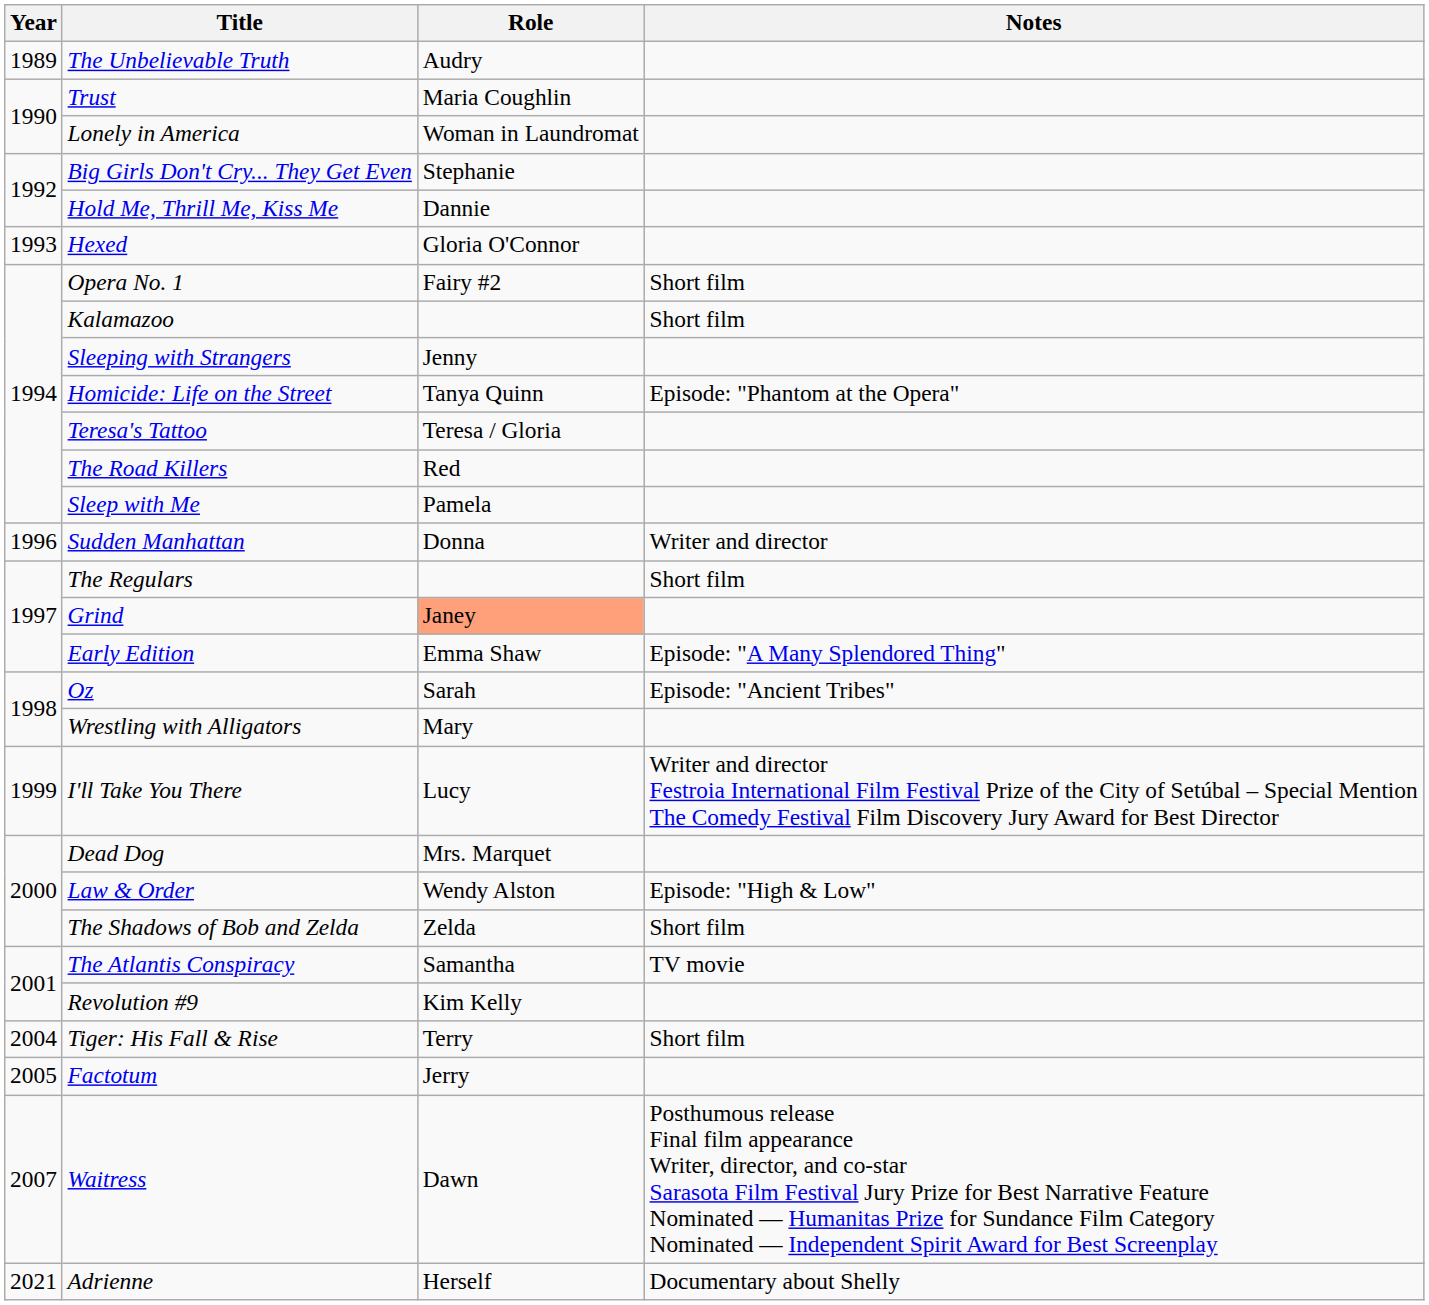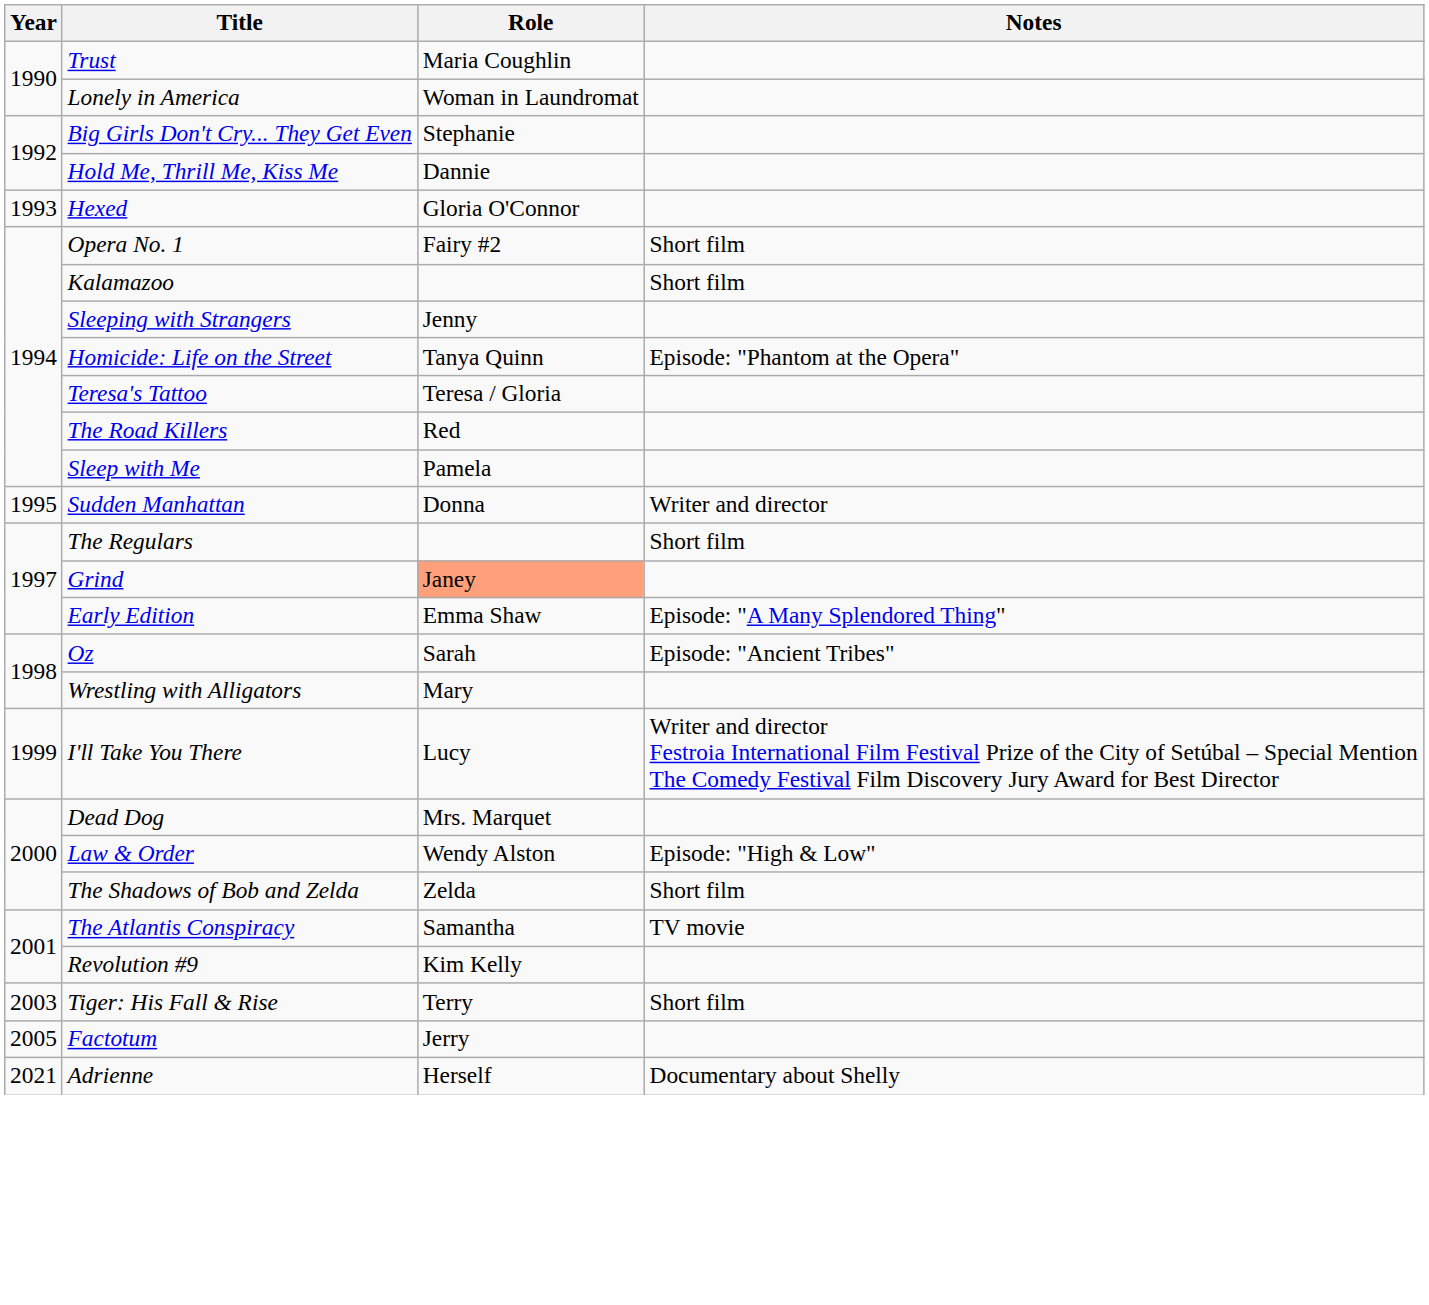- row: (179, 60)
(33, 541) 1996 -> (33, 504) 1995
(33, 1038) 2004 -> (33, 1001) 2003
- row: (107, 1178)
